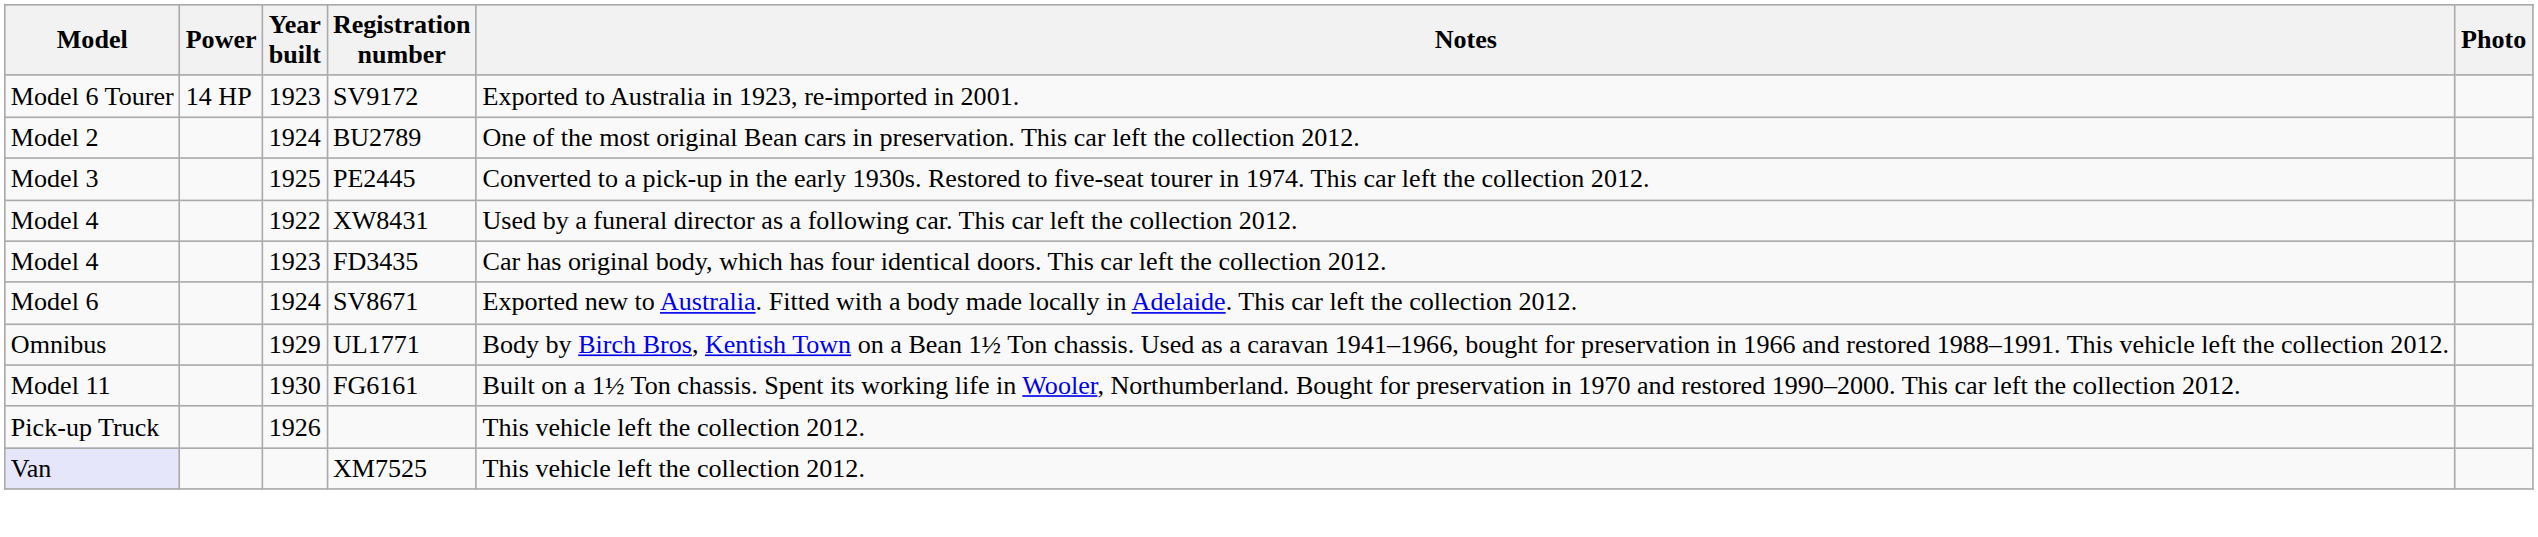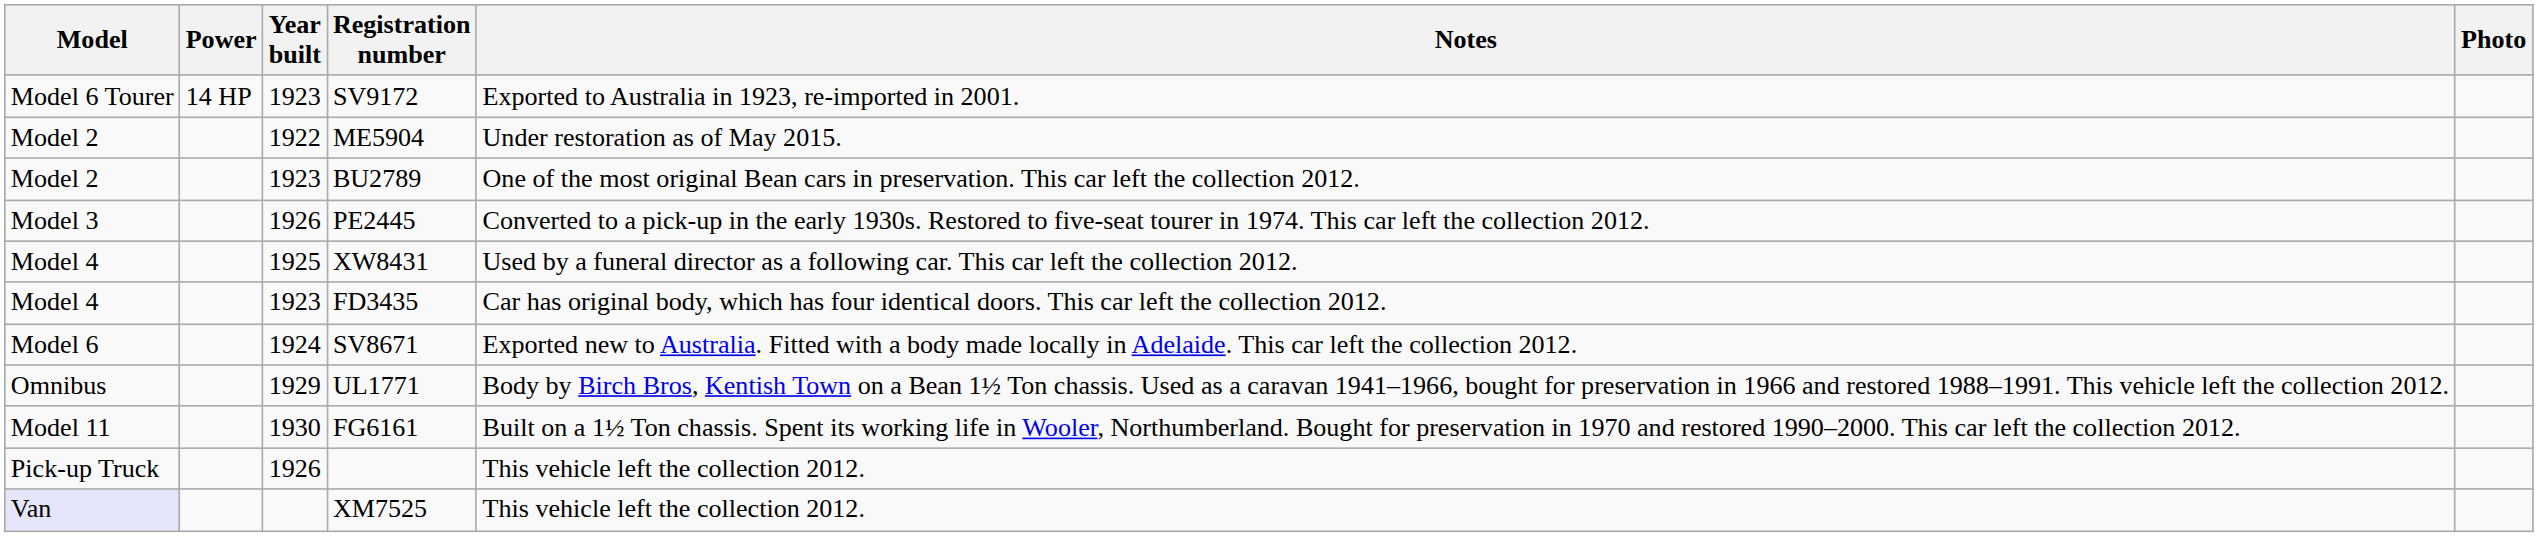+ row: (379, 137)
(295, 137) 1924 -> (295, 178) 1923
(295, 178) 1925 -> (295, 219) 1926
(295, 219) 1922 -> (295, 261) 1925
